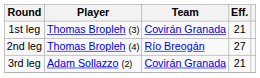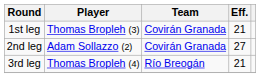(93, 47) Thomas Bropleh (4) -> (90, 47) Adam Sollazzo (2)
(175, 47) Río Breogán -> (185, 47) Covirán Granada
(90, 64) Adam Sollazzo (2) -> (93, 64) Thomas Bropleh (4)
(185, 64) Covirán Granada -> (175, 64) Río Breogán
